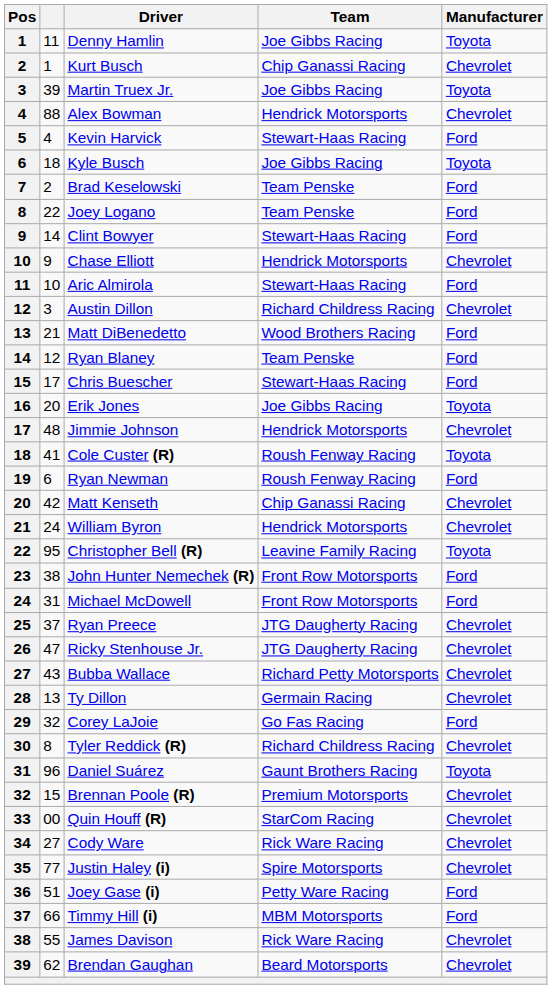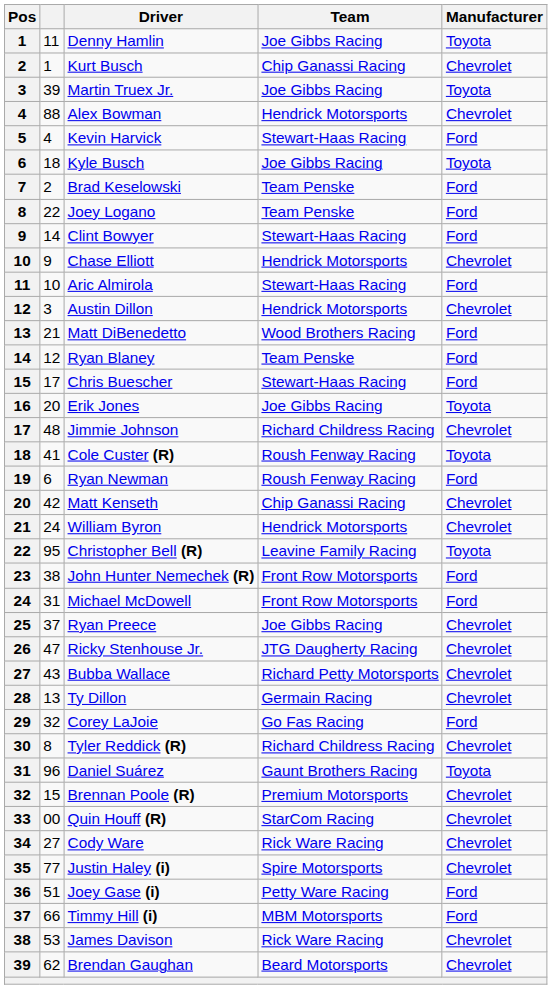(348, 308) Richard Childress Racing -> (334, 308) Hendrick Motorsports
(334, 430) Hendrick Motorsports -> (348, 430) Richard Childress Racing
(339, 624) JTG Daugherty Racing -> (322, 624) Joe Gibbs Racing
(52, 940) 55 -> (52, 940) 53
